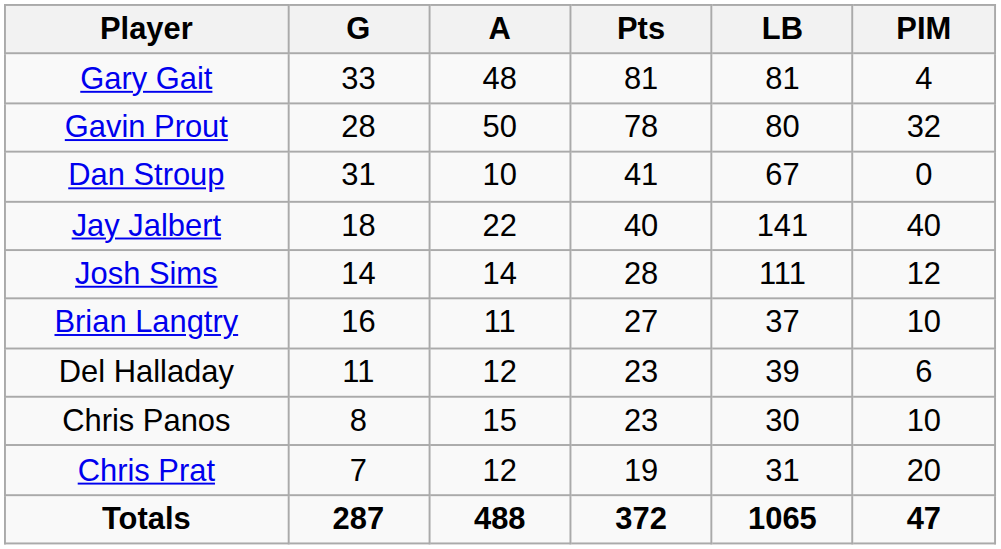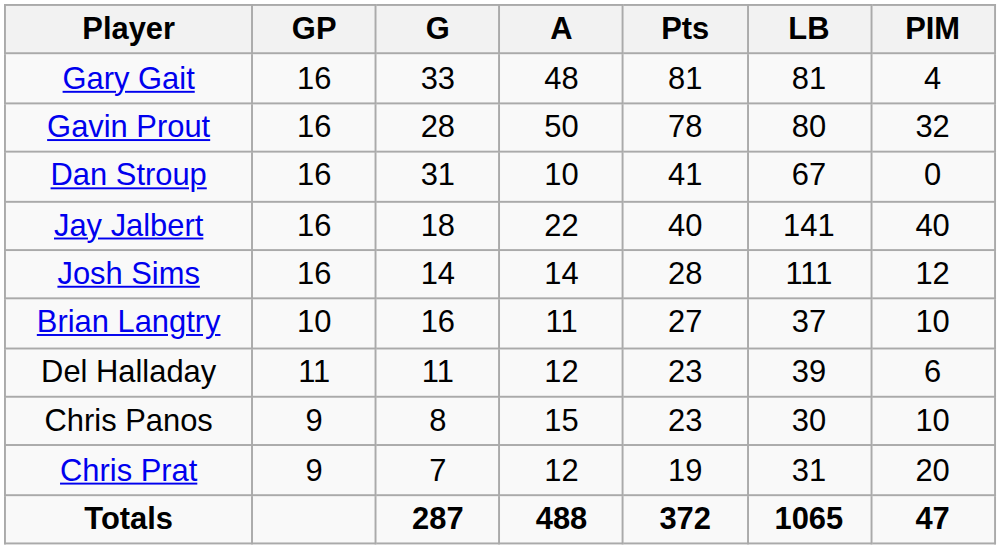+ column: (314, 28)
